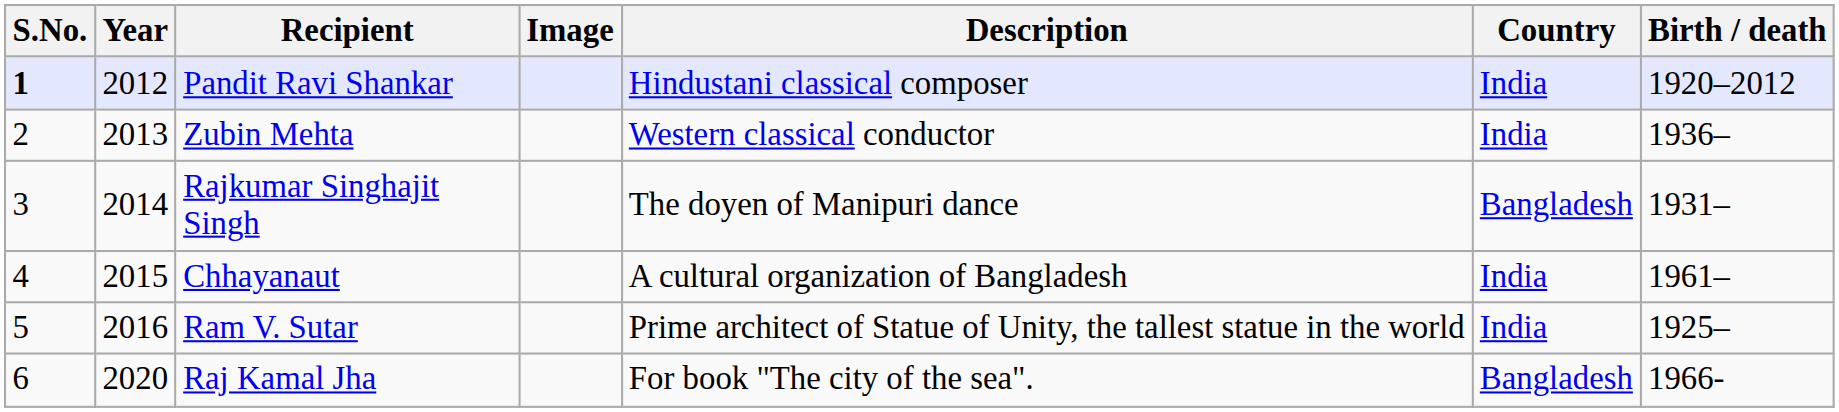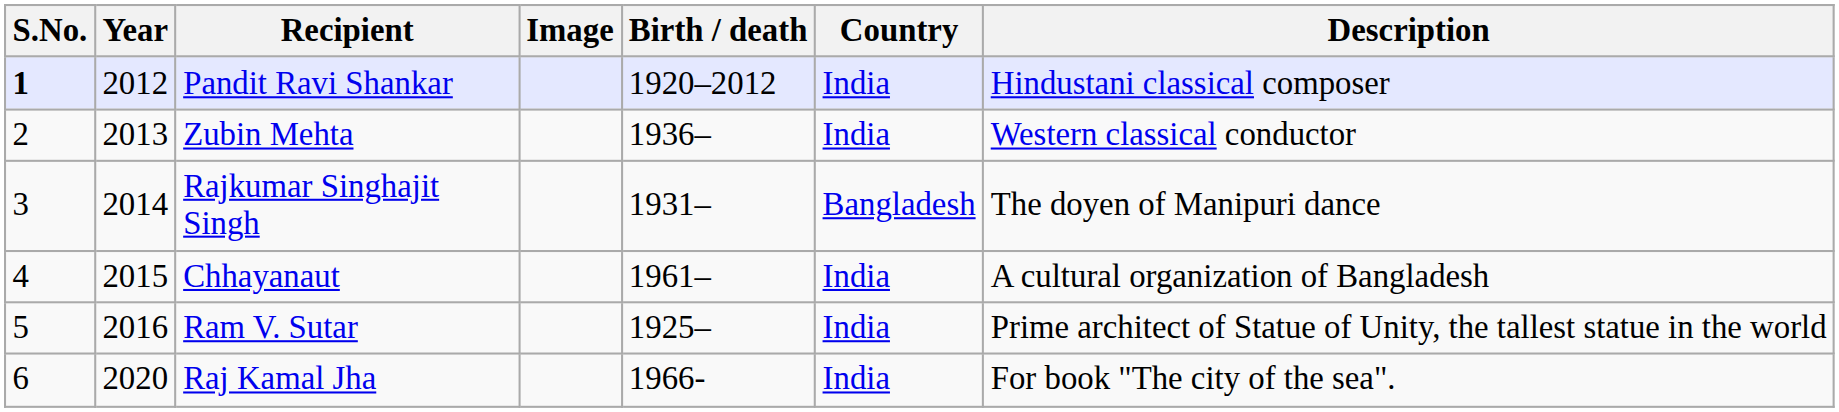columns swapped: (1737, 30) <-> (1047, 30)
(1556, 379) Bangladesh -> (856, 379) India
